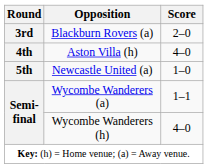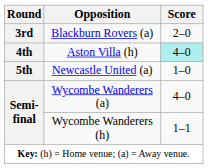(182, 52) no background -> (182, 52) paleturquoise background
(182, 96) 1–1 -> (182, 96) 4–0
(182, 128) 4–0 -> (182, 128) 1–1
